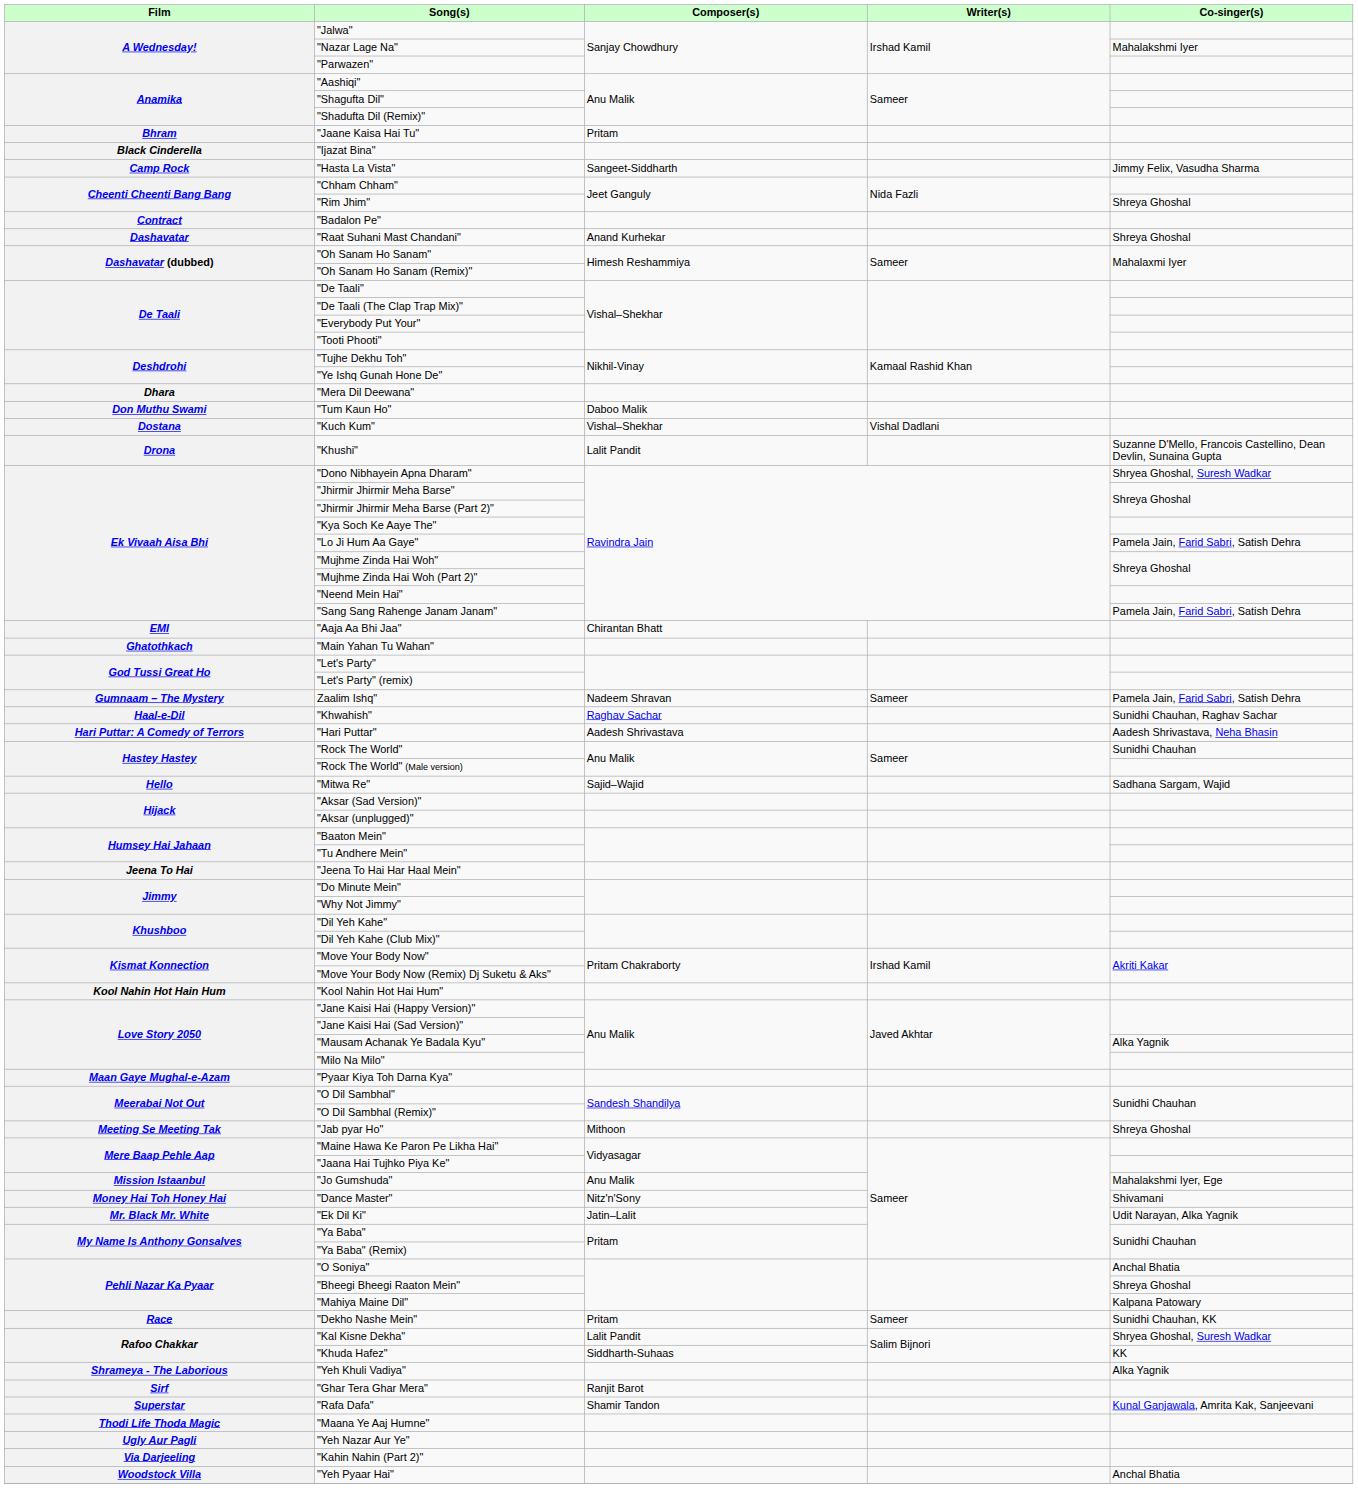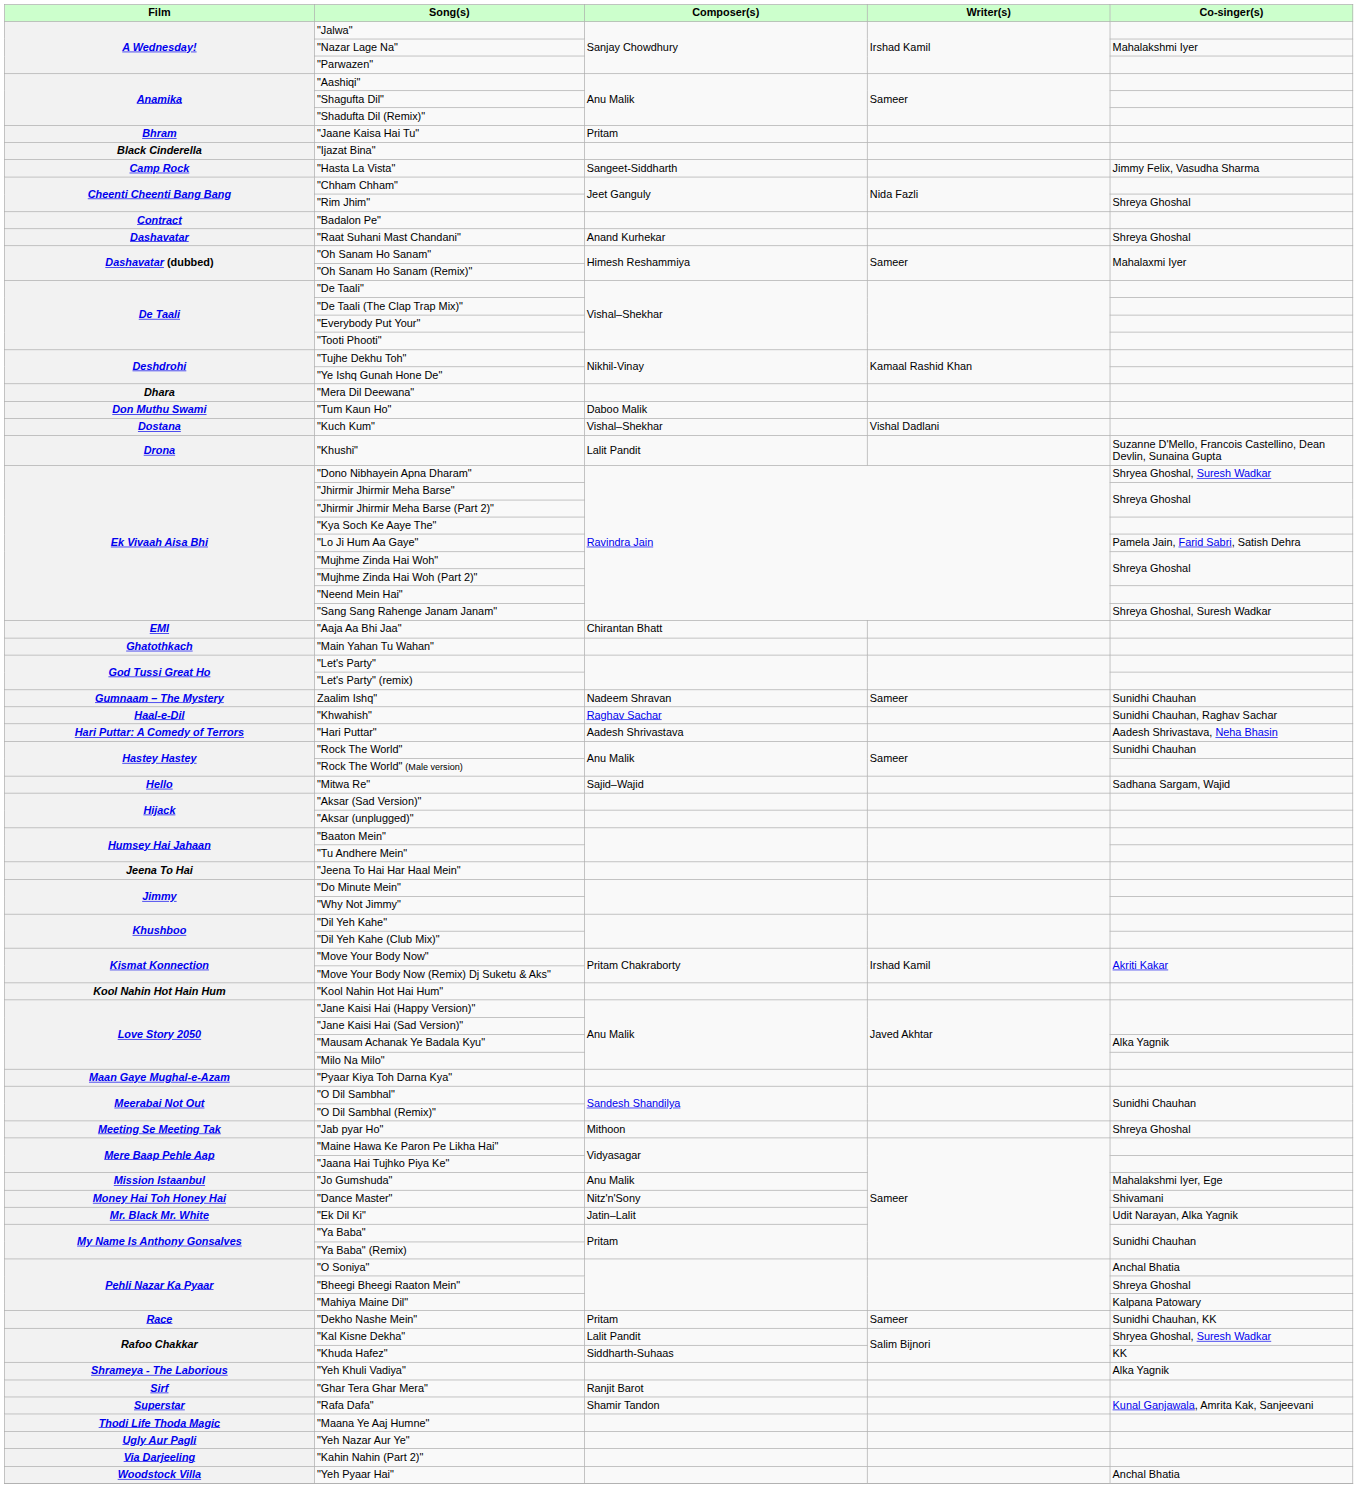(1207, 612) Pamela Jain, Farid Sabri, Satish Dehra -> (1192, 612) Shreya Ghoshal, Suresh Wadkar
(1207, 698) Pamela Jain, Farid Sabri, Satish Dehra -> (1154, 698) Sunidhi Chauhan
